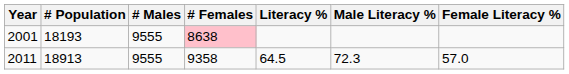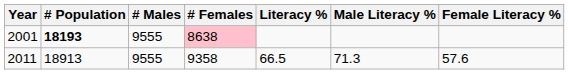(63, 36) normal -> (63, 36) bold
(273, 58) 64.5 -> (273, 58) 66.5
(347, 58) 72.3 -> (347, 58) 71.3
(455, 58) 57.0 -> (455, 58) 57.6
